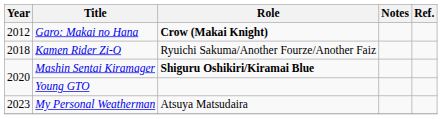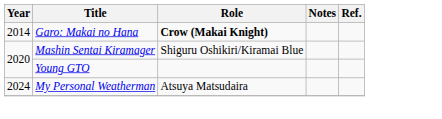(19, 31) 2012 -> (19, 31) 2014
- row: (78, 50)
(237, 68) bold -> (232, 50) normal
(19, 104) 2023 -> (19, 86) 2024
